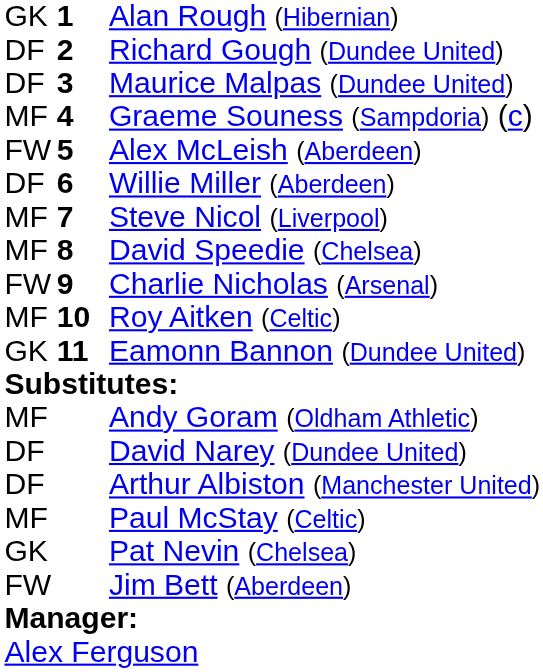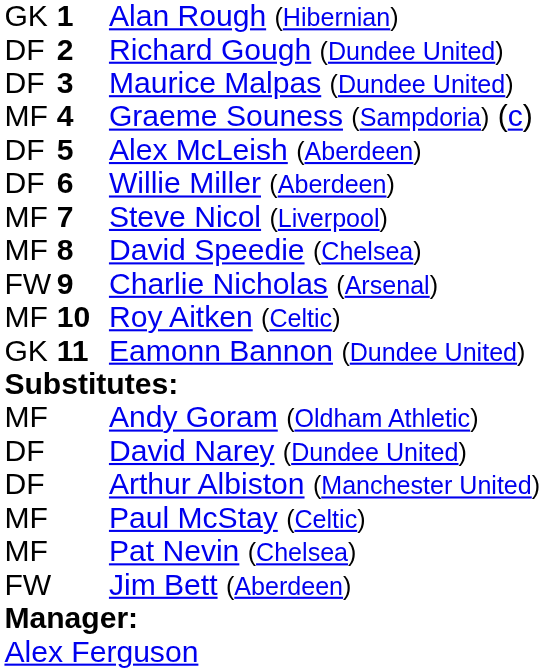(28, 149) FW -> (24, 149) DF
(26, 551) GK -> (26, 551) MF
